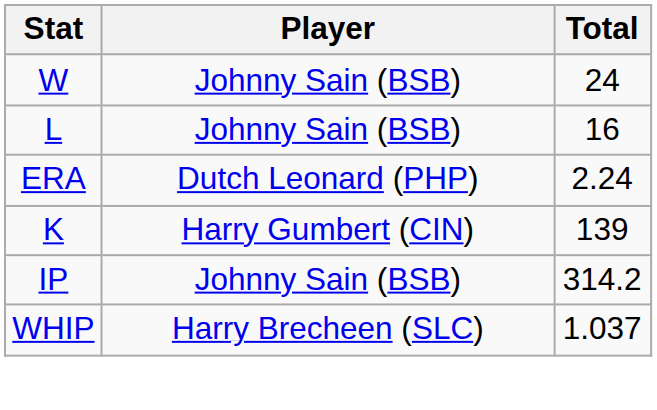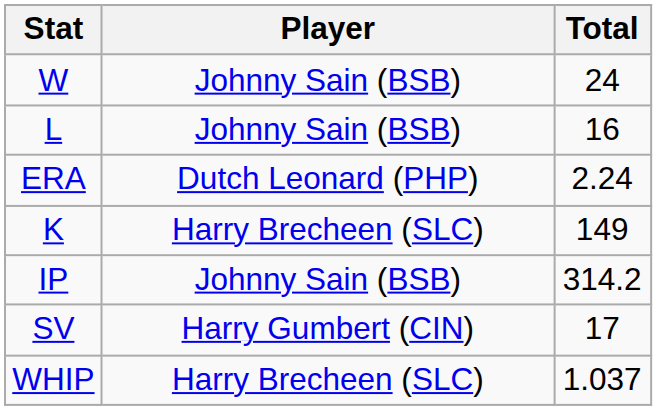(328, 229) Harry Gumbert (CIN) -> (328, 229) Harry Brecheen (SLC)
(602, 229) 139 -> (602, 229) 149
+ row: (53, 329)
